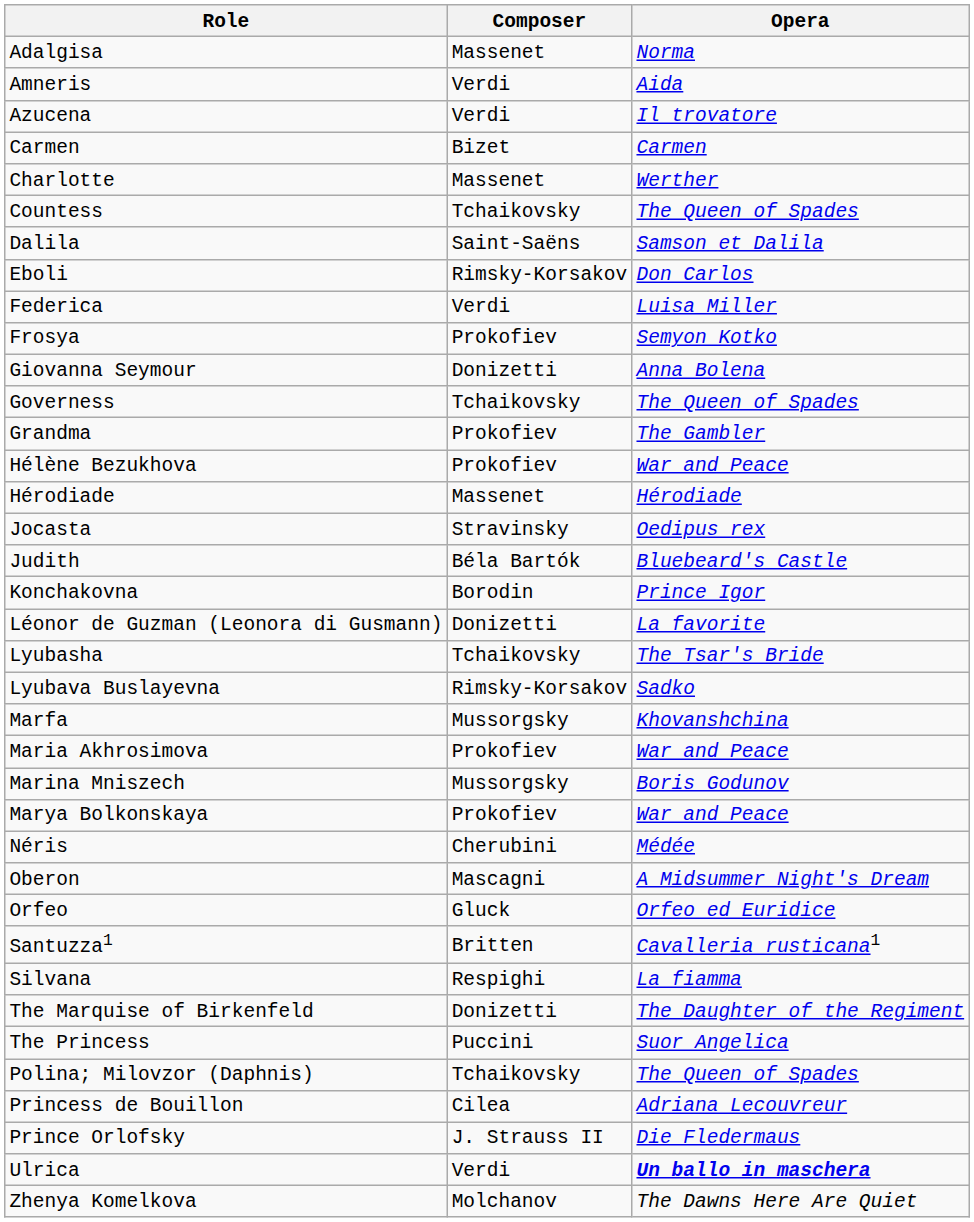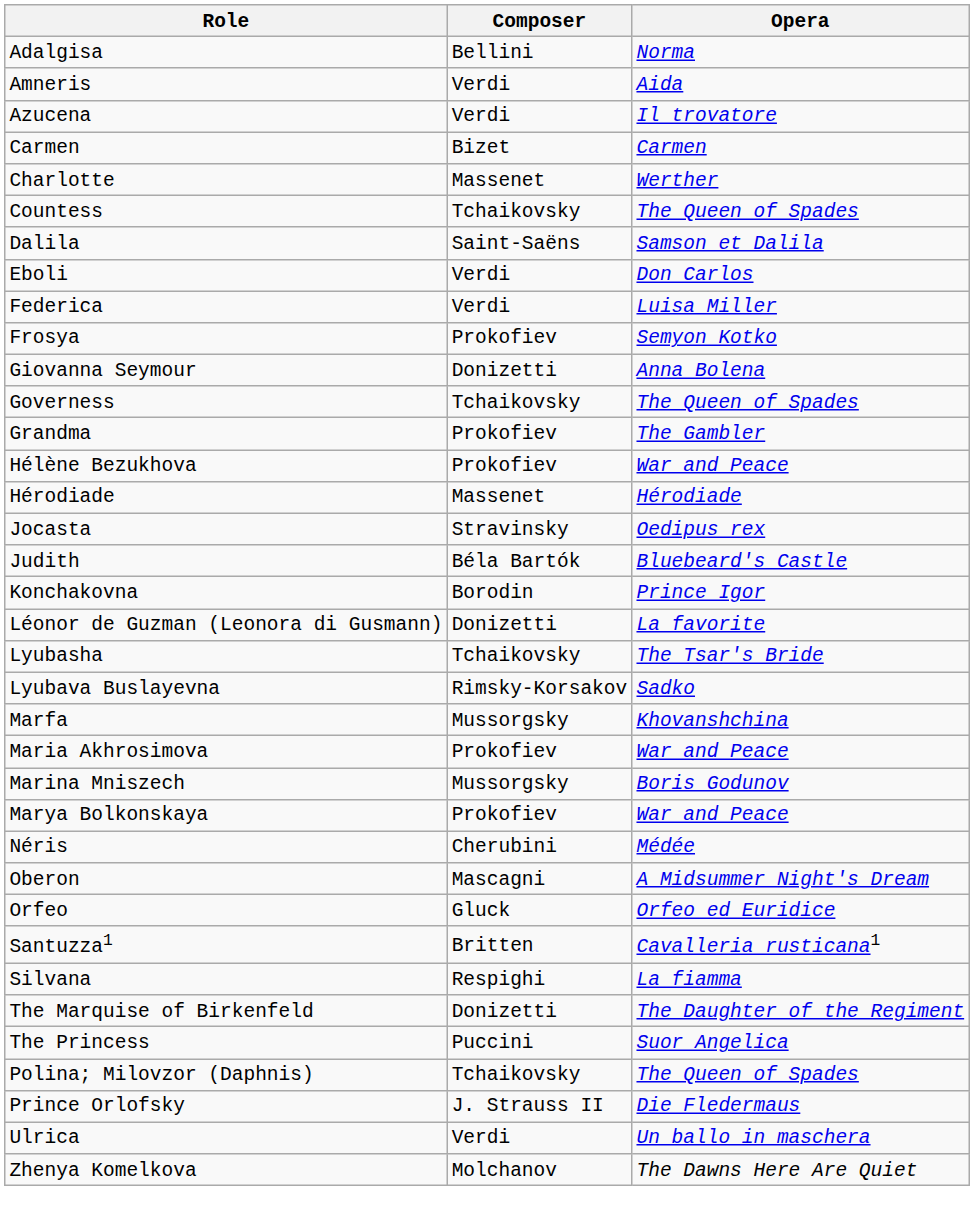(498, 52) Massenet -> (493, 52) Bellini
(539, 275) Rimsky-Korsakov -> (481, 275) Verdi
- row: (126, 1106)
(754, 1170) bold -> (754, 1138) normal
